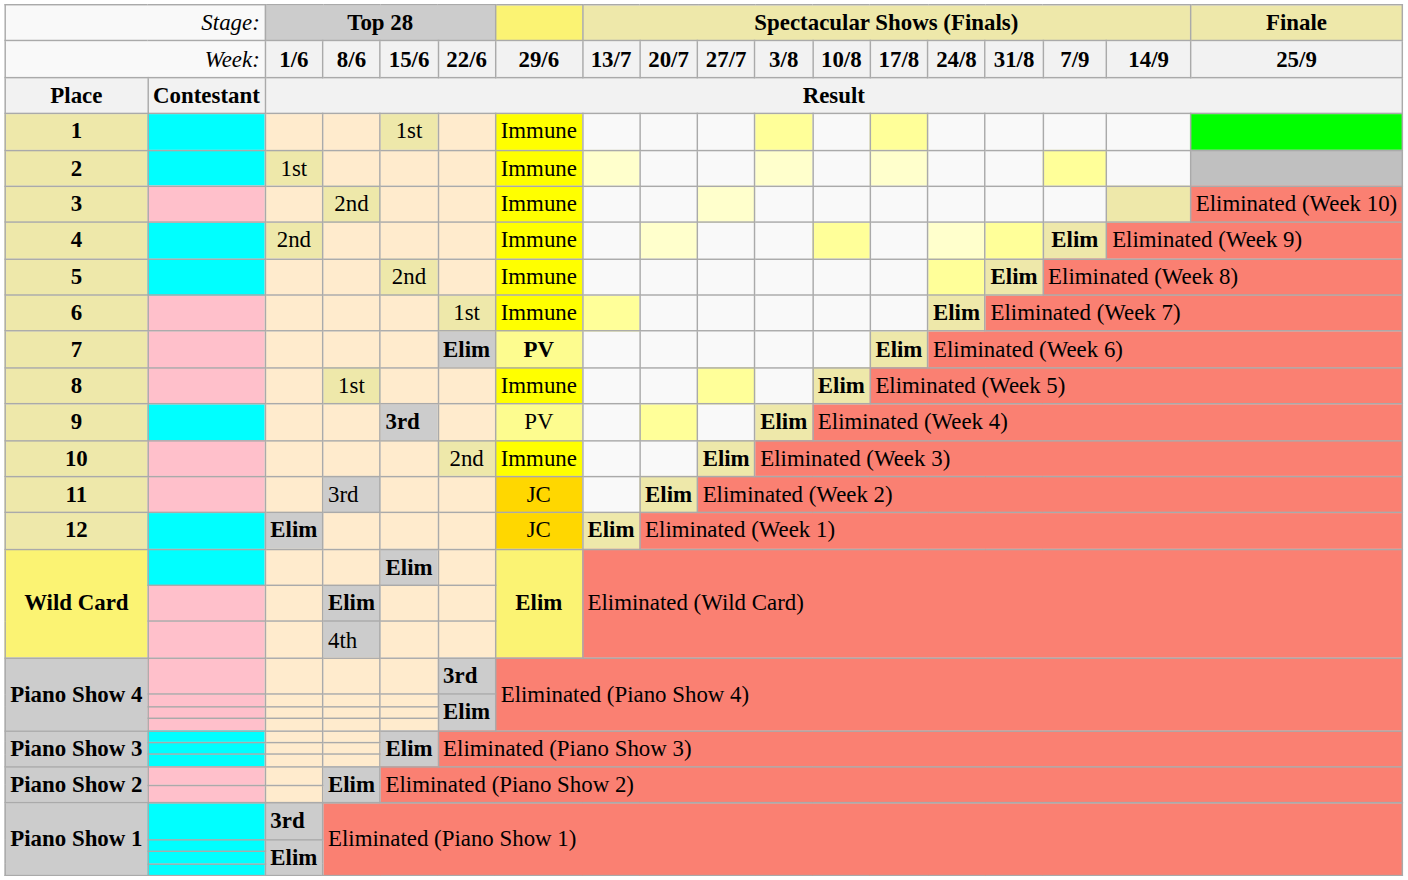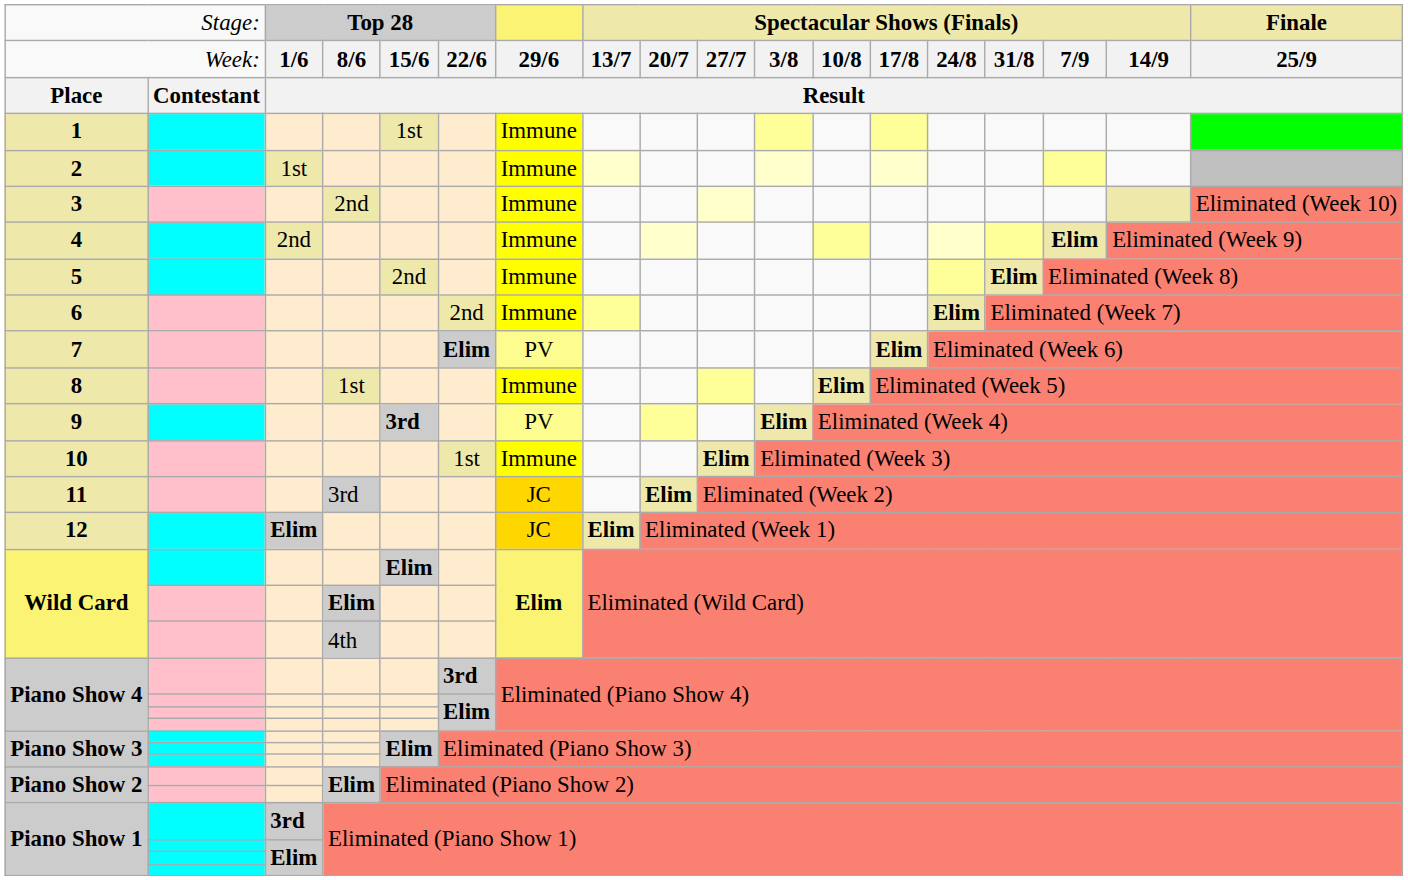(467, 312) 1st -> (467, 312) 2nd
(539, 349) bold -> (539, 349) normal
(467, 458) 2nd -> (467, 458) 1st
